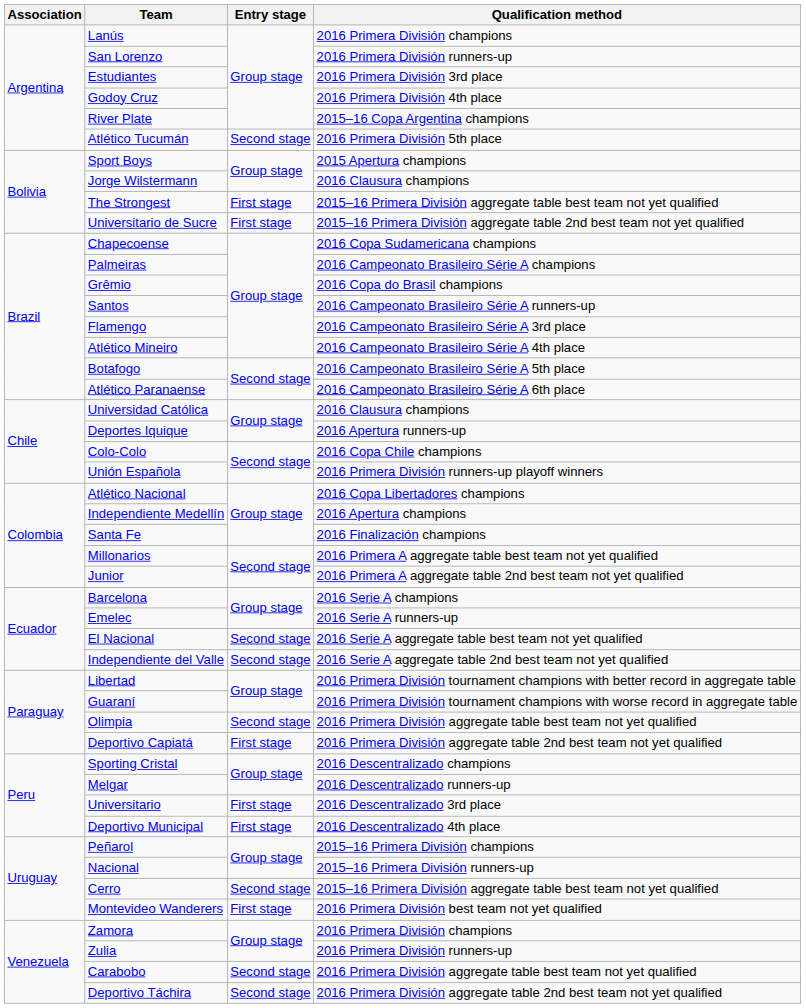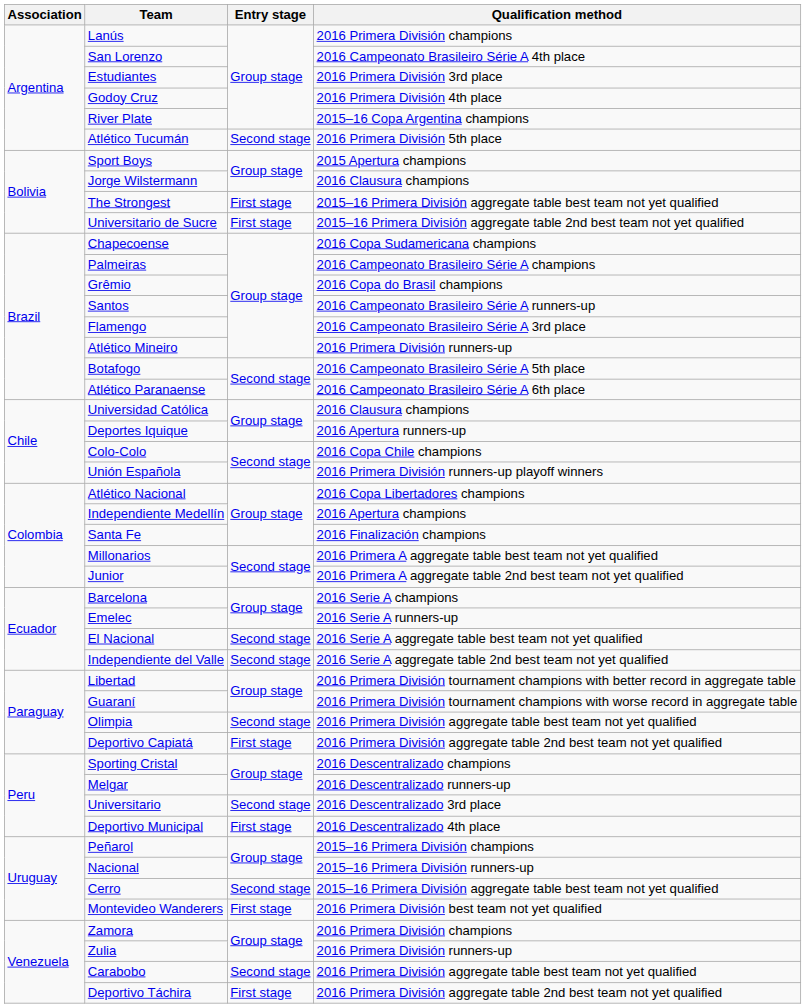(414, 56) 2016 Primera División runners-up -> (451, 56) 2016 Campeonato Brasileiro Série A 4th place
(451, 347) 2016 Campeonato Brasileiro Série A 4th place -> (414, 347) 2016 Primera División runners-up
(261, 805) First stage -> (270, 805) Second stage
(270, 992) Second stage -> (261, 992) First stage
